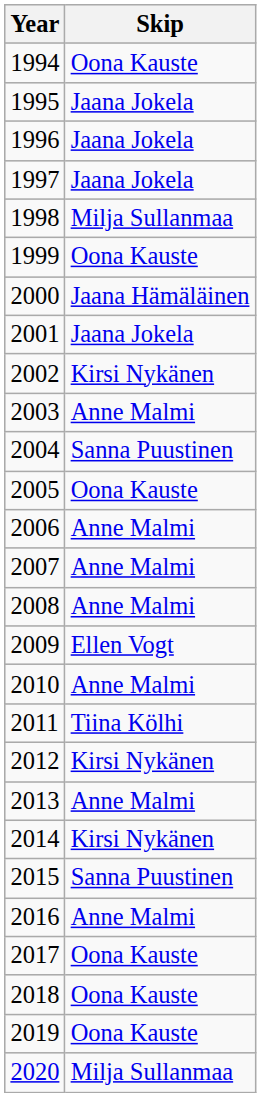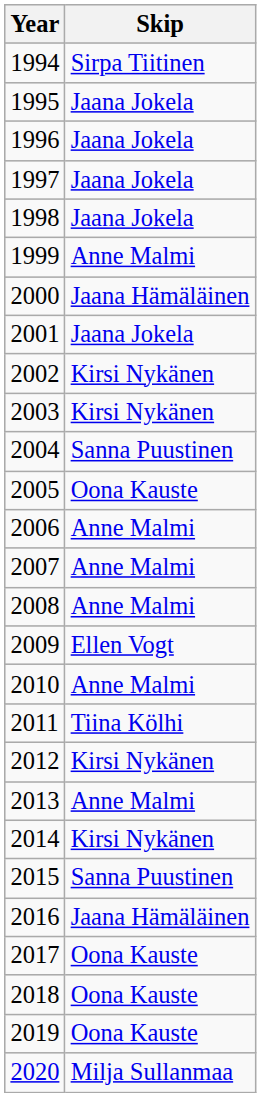(134, 62) Oona Kauste -> (138, 62) Sirpa Tiitinen
(152, 218) Milja Sullanmaa -> (132, 218) Jaana Jokela
(134, 256) Oona Kauste -> (133, 256) Anne Malmi
(133, 412) Anne Malmi -> (142, 412) Kirsi Nykänen
(133, 916) Anne Malmi -> (160, 916) Jaana Hämäläinen
